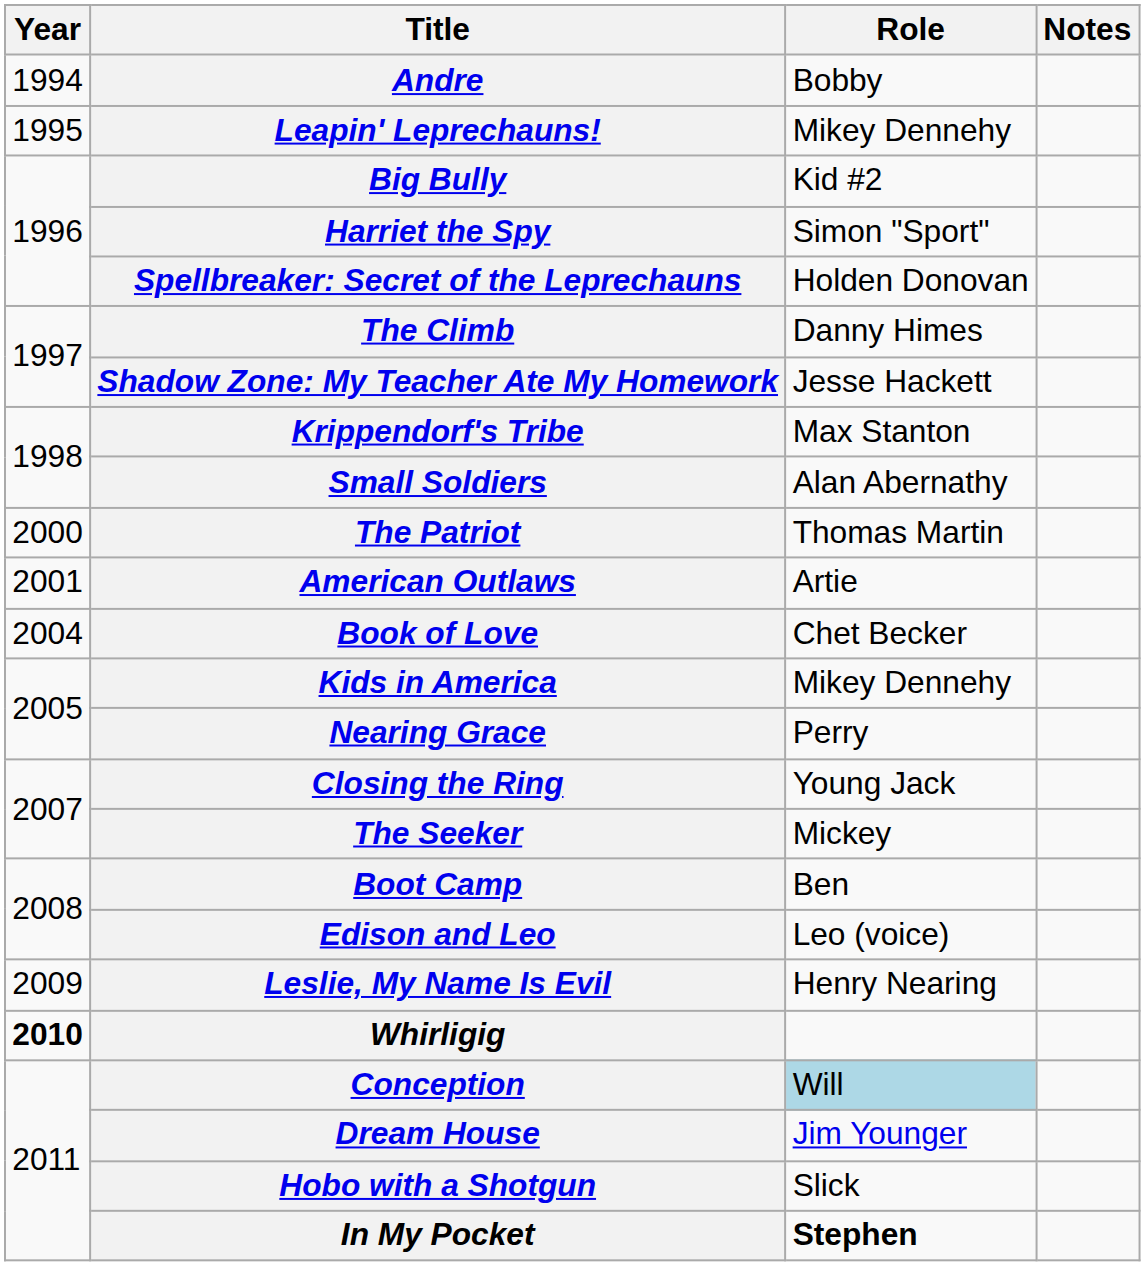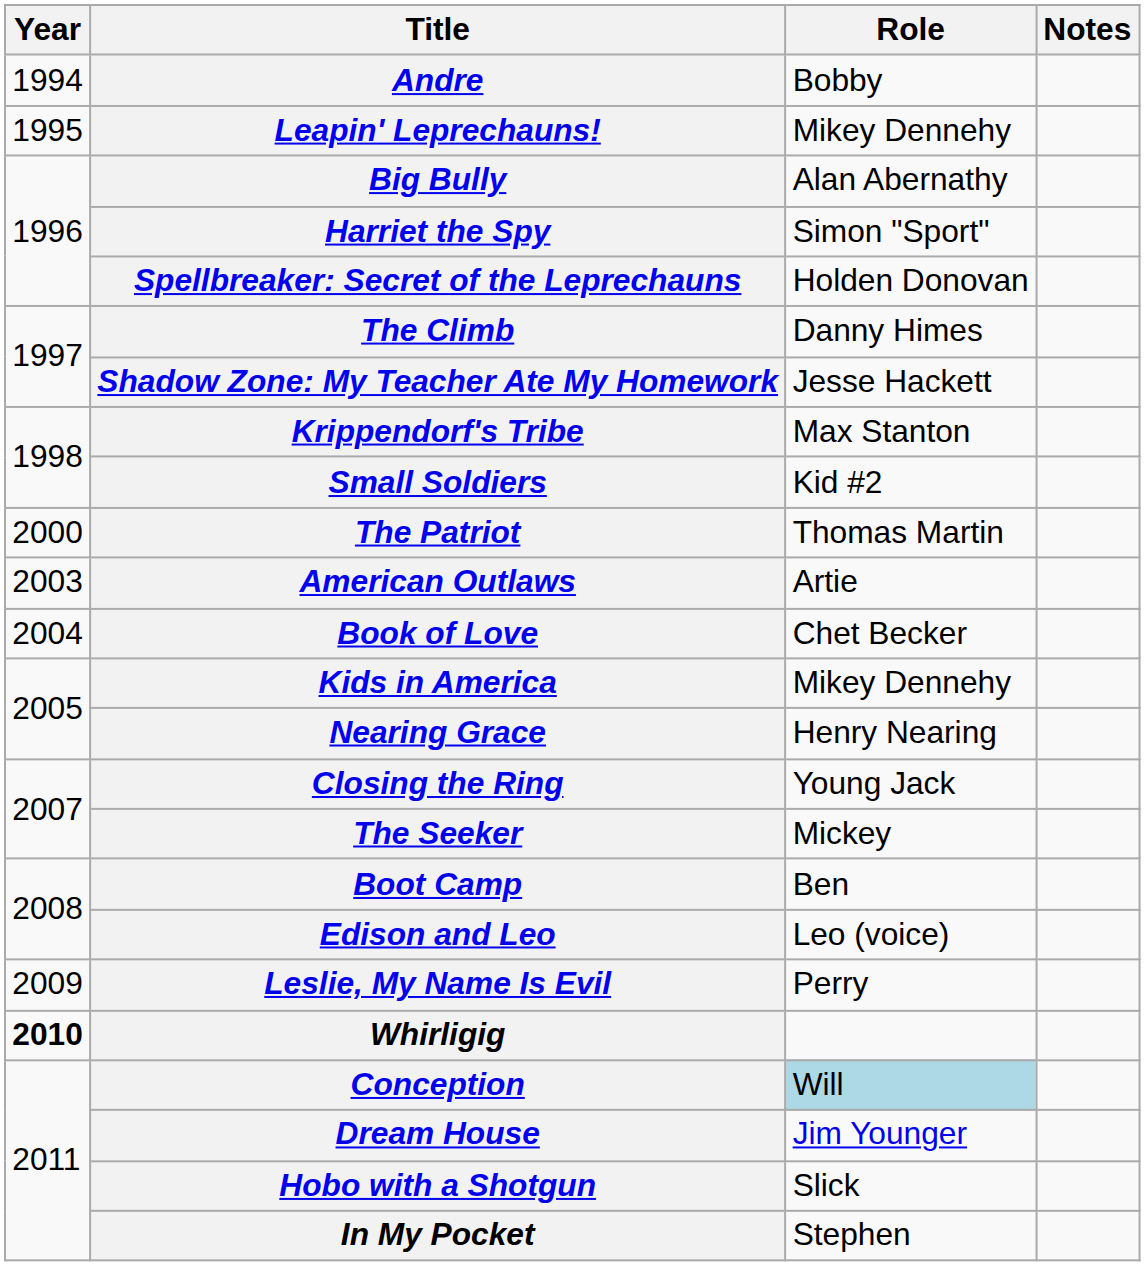(838, 180) Kid #2 -> (900, 180) Alan Abernathy
(900, 481) Alan Abernathy -> (838, 481) Kid #2
(48, 582) 2001 -> (48, 582) 2003
(830, 733) Perry -> (895, 733) Henry Nearing
(895, 984) Henry Nearing -> (830, 984) Perry
(855, 1235) bold -> (852, 1235) normal
